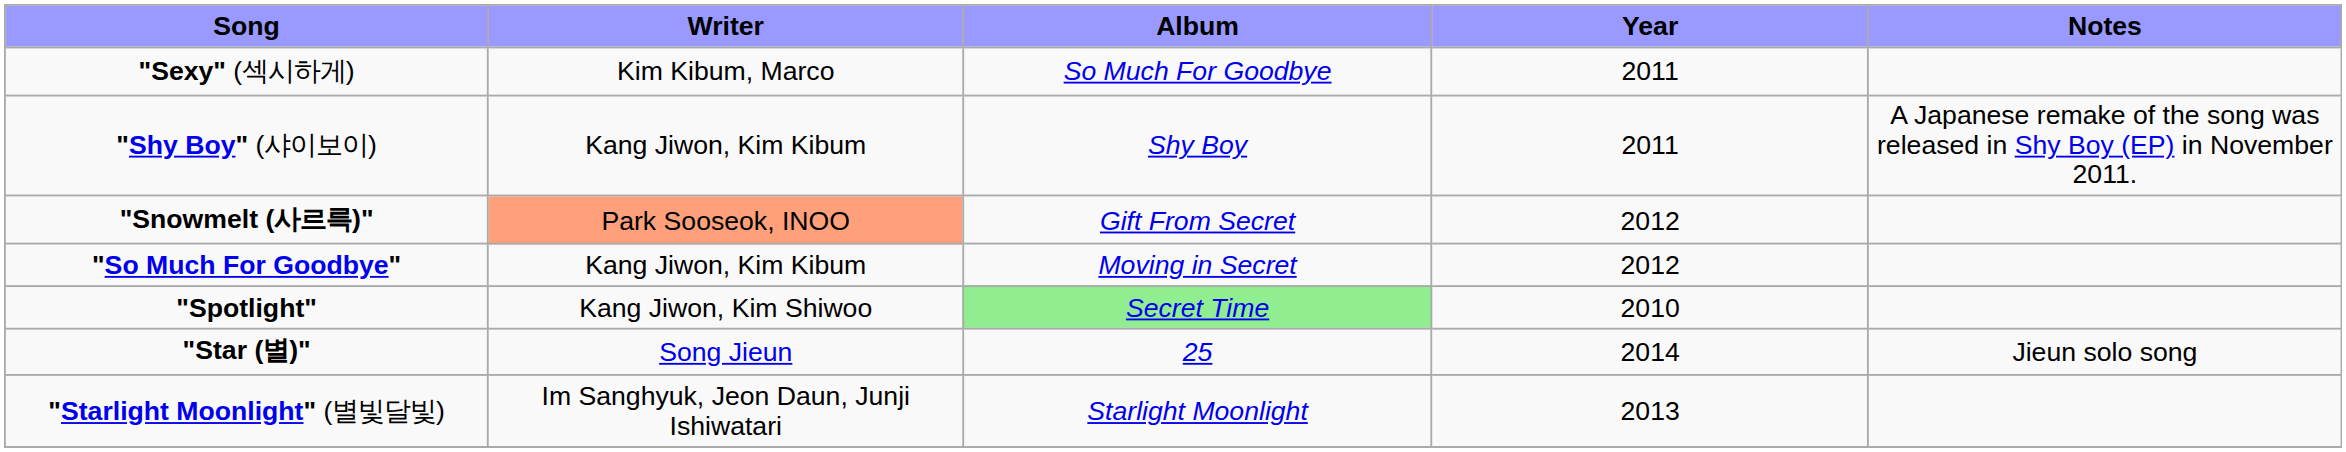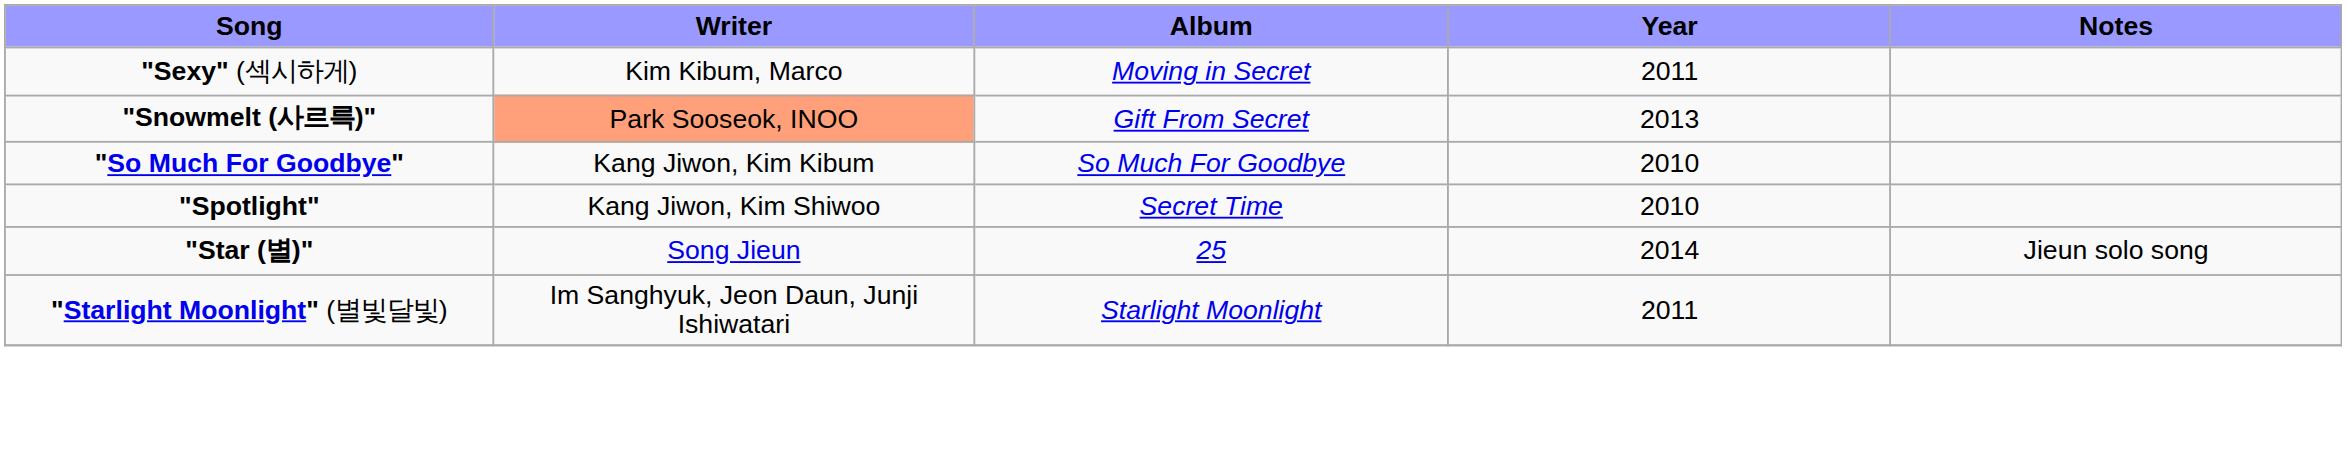(1198, 71) So Much For Goodbye -> (1211, 71) Moving in Secret
- row: (247, 144)
(1650, 220) 2012 -> (1670, 118) 2013
(1198, 265) Moving in Secret -> (1211, 163) So Much For Goodbye
(1650, 265) 2012 -> (1670, 163) 2010
(1198, 307) lightgreen background -> (1211, 205) no background
(1650, 411) 2013 -> (1670, 310) 2011
